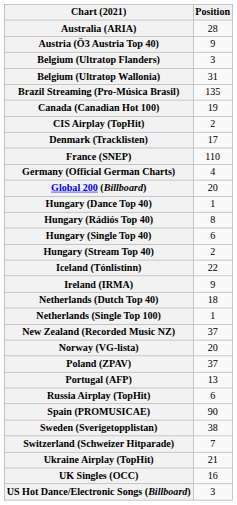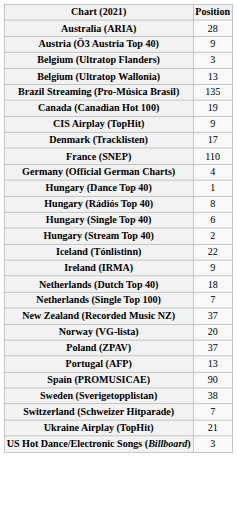(213, 76) 31 -> (213, 76) 13
(213, 124) 2 -> (213, 124) 9
- row: (99, 188)
(213, 316) 1 -> (213, 300) 7
- row: (99, 396)
- row: (99, 476)
